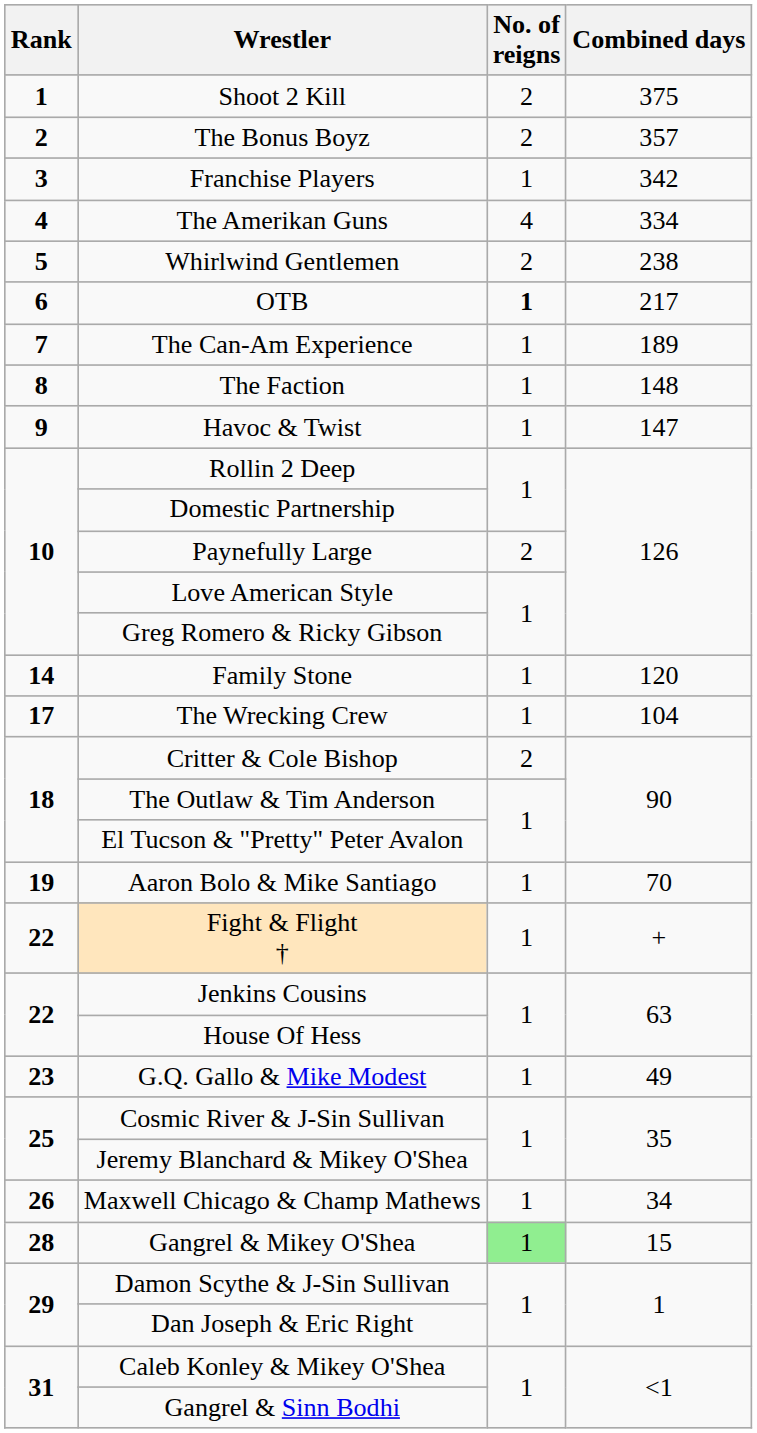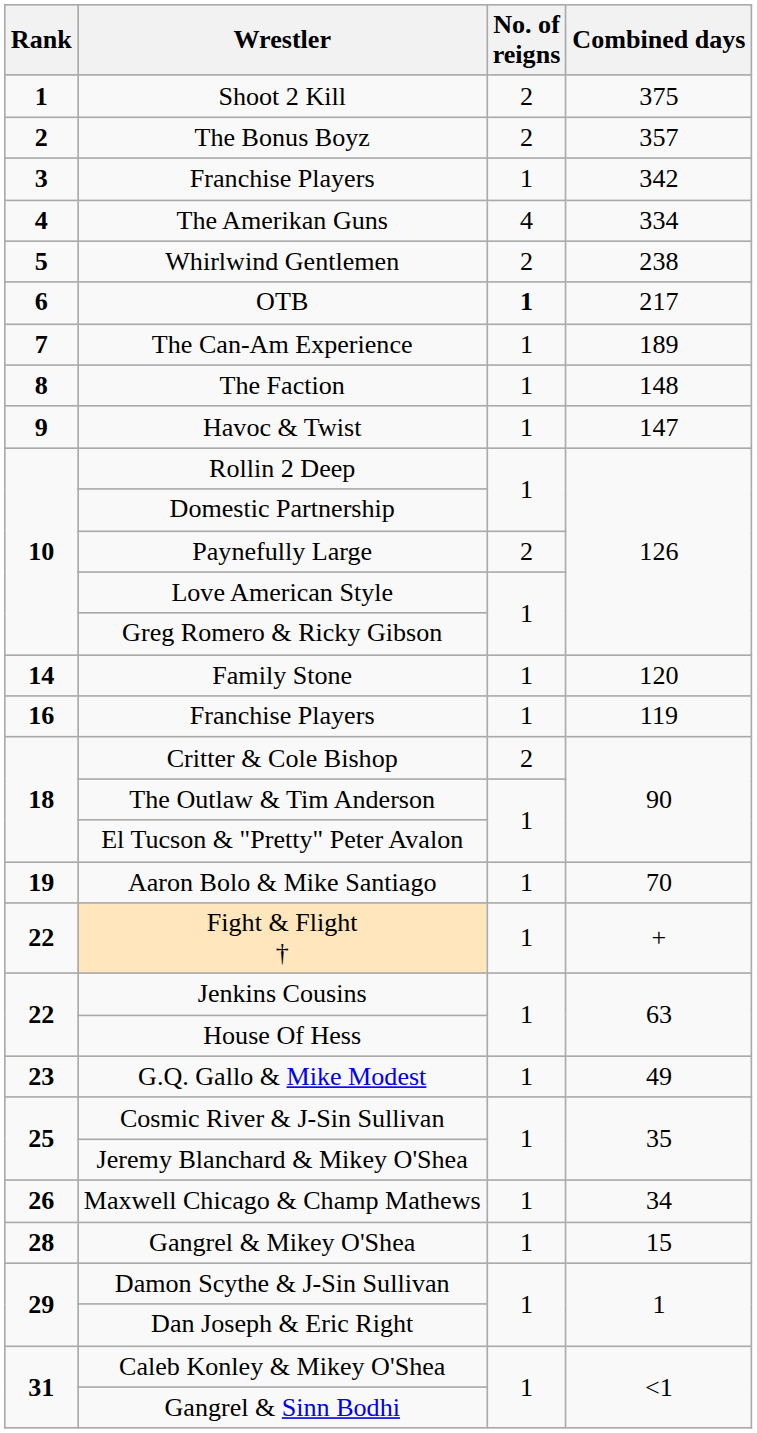+ row: (282, 716)
- row: (282, 716)
(526, 1241) lightgreen background -> (526, 1241) no background
